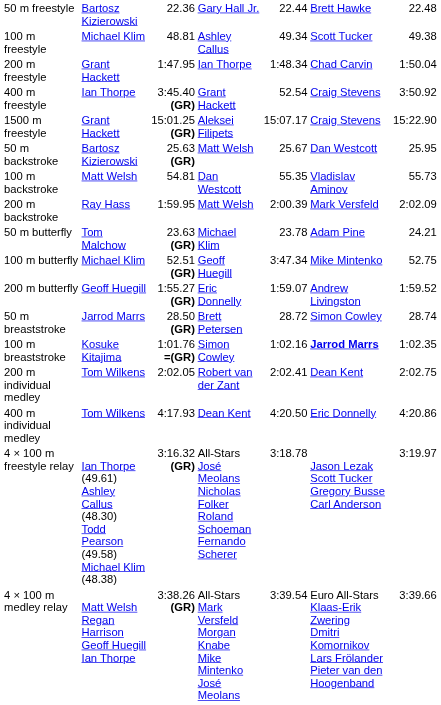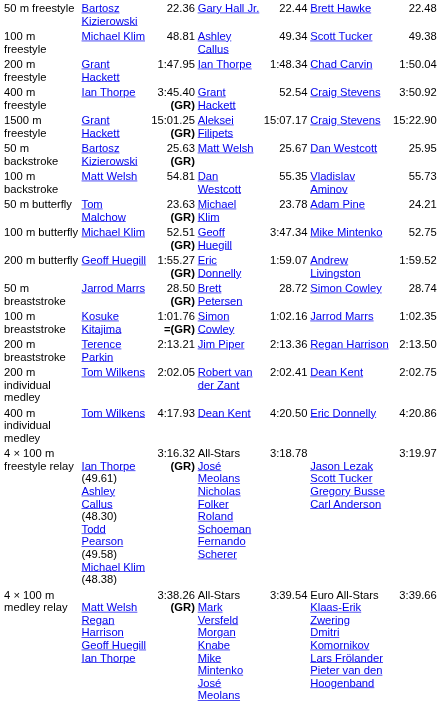- row: (31, 210)
(344, 344) bold -> (342, 316) normal
+ row: (35, 350)
